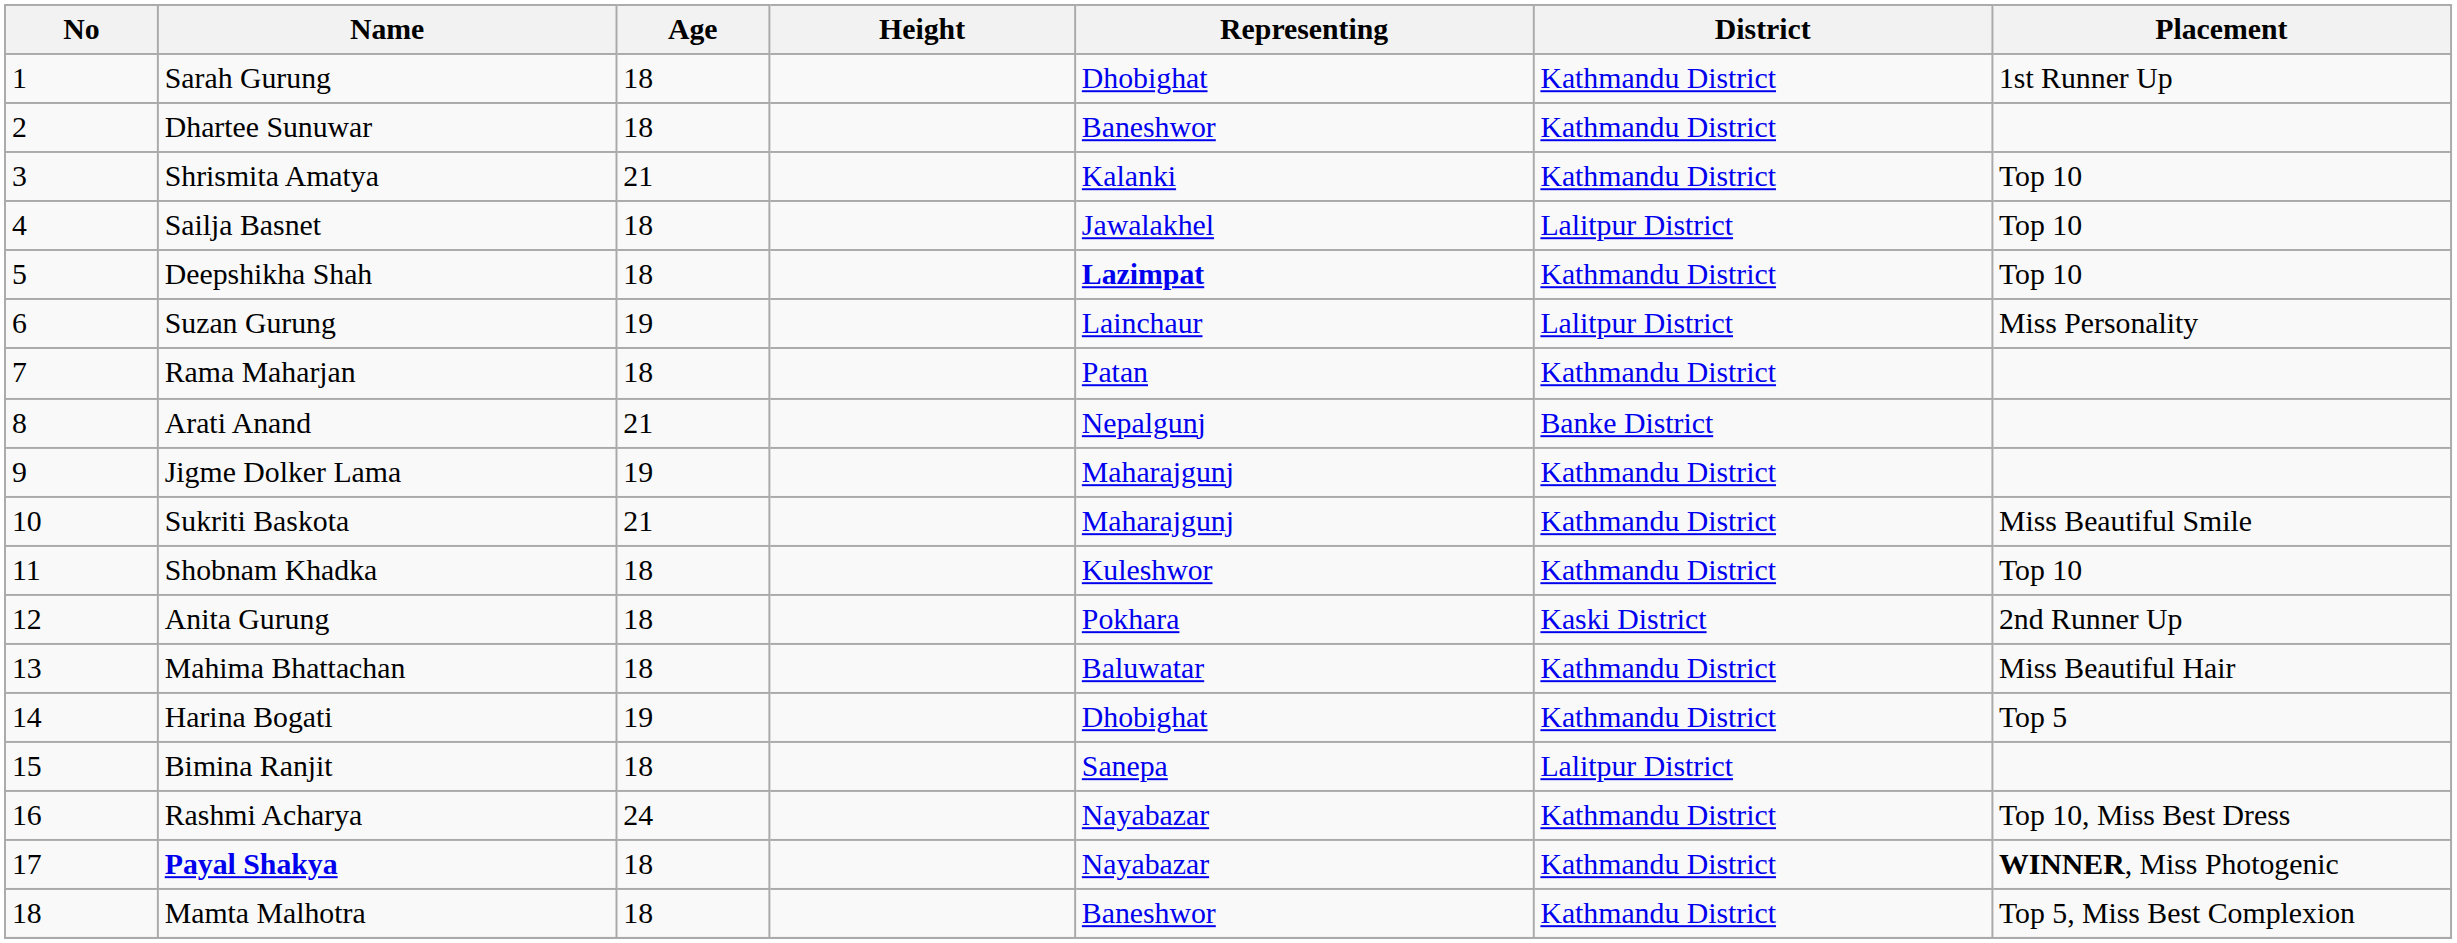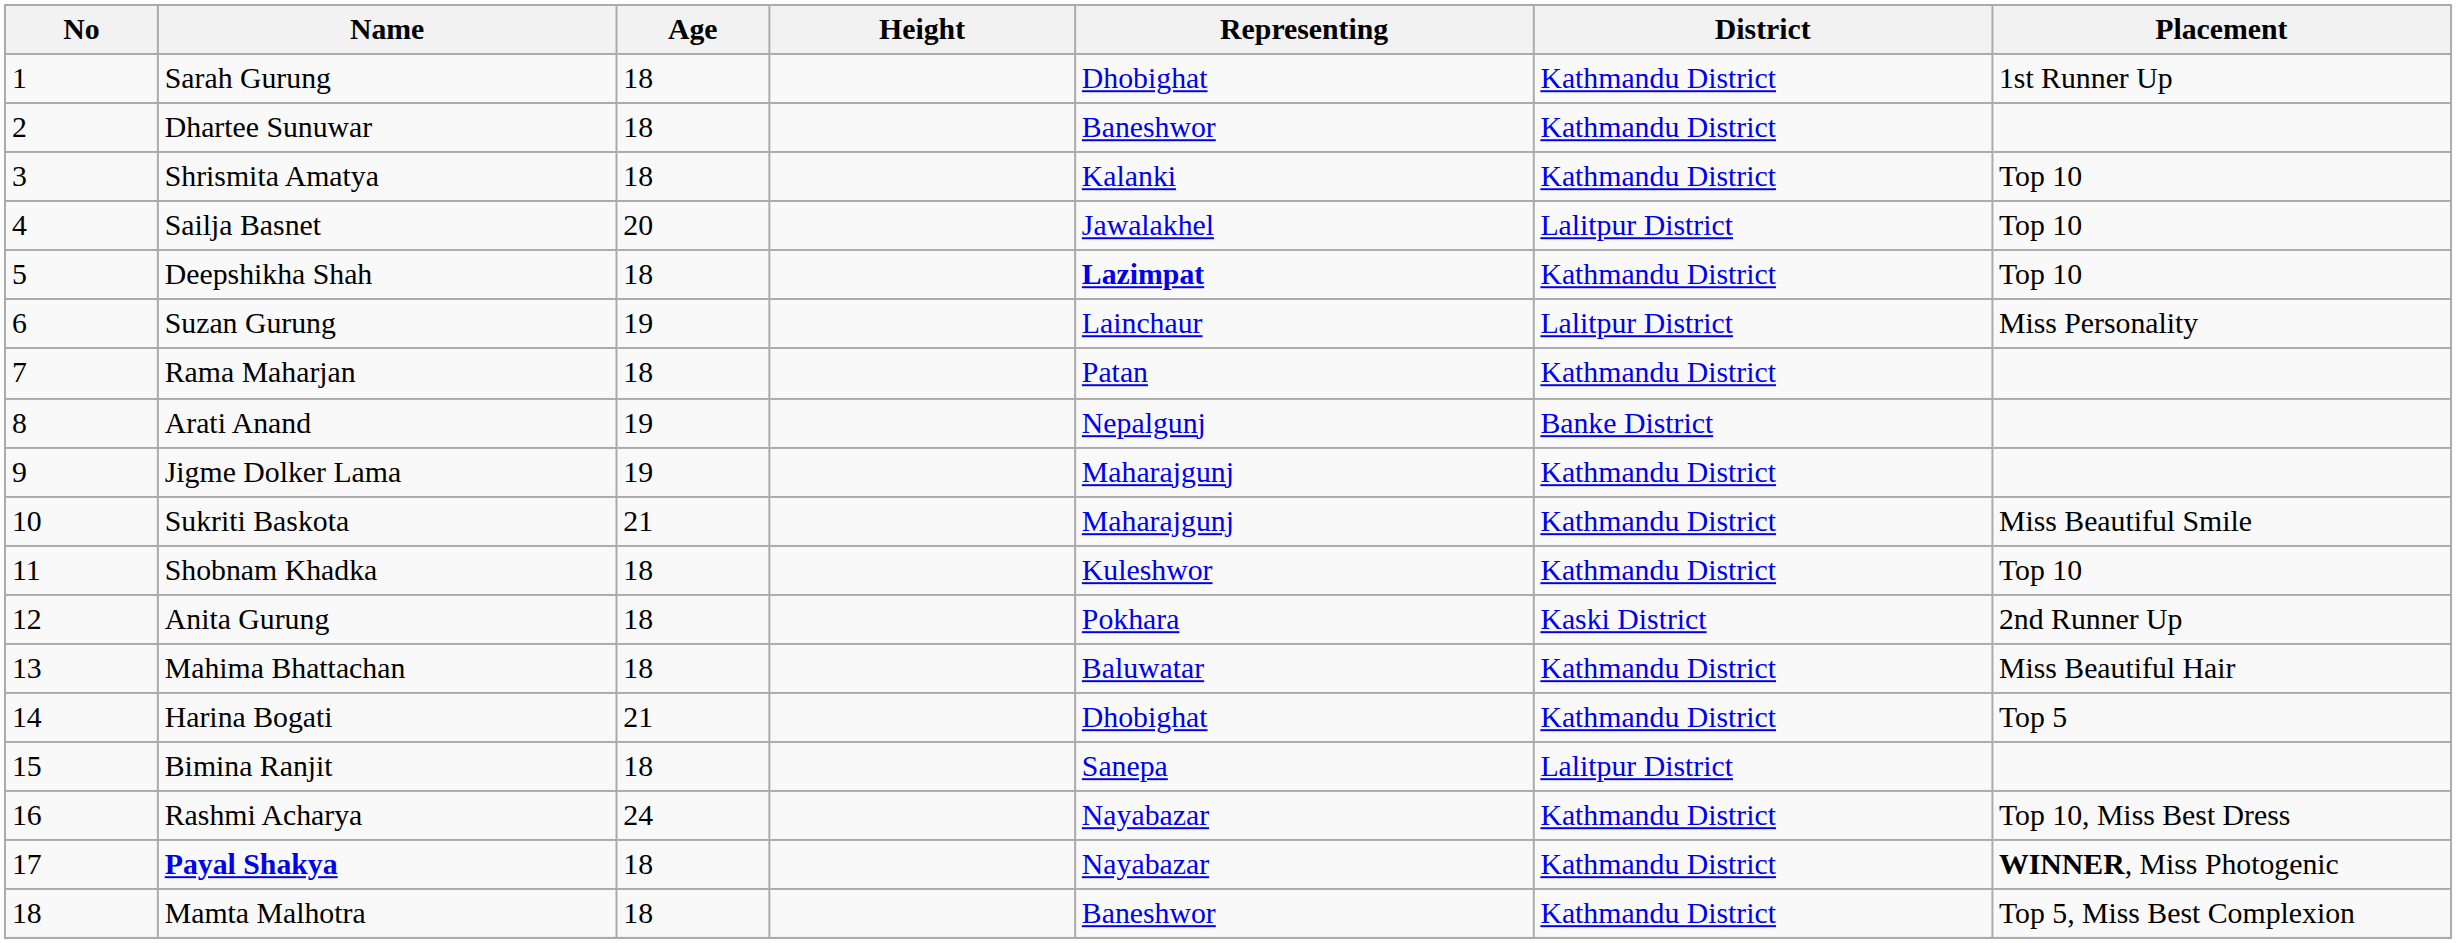(638, 176) 21 -> (638, 176) 18
(638, 225) 18 -> (638, 225) 20
(638, 422) 21 -> (638, 422) 19
(638, 716) 19 -> (638, 716) 21
